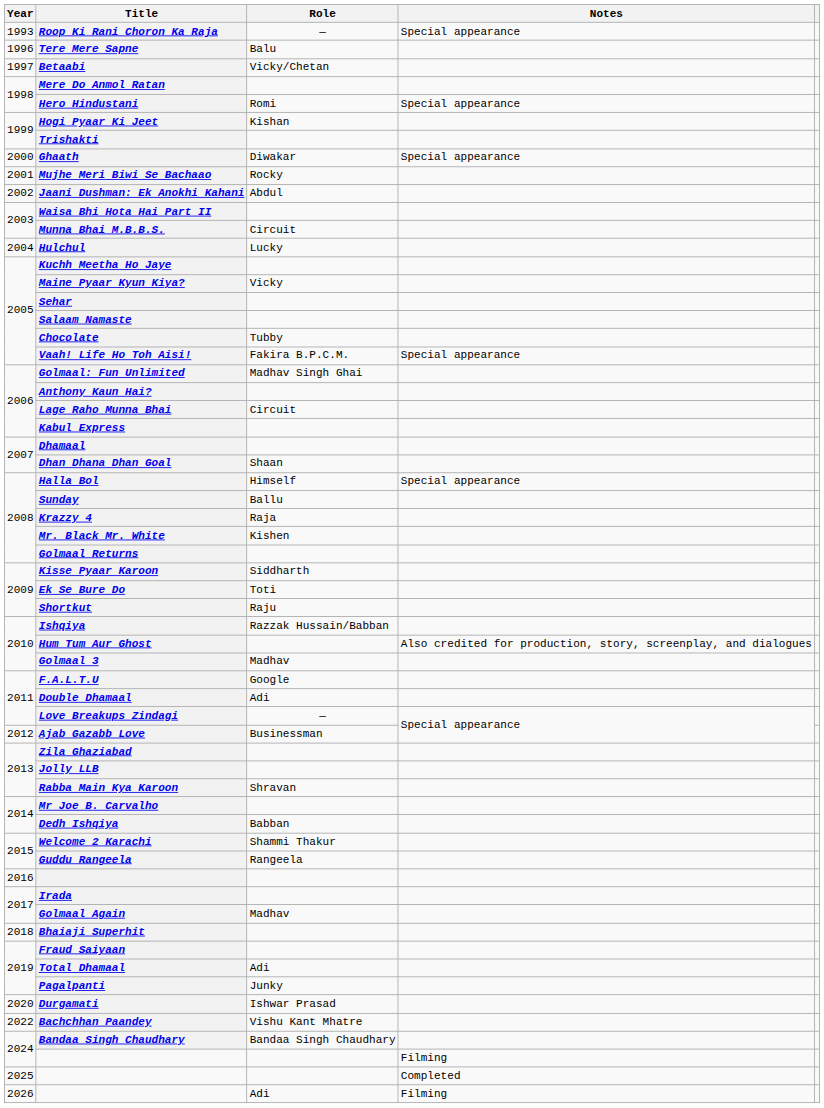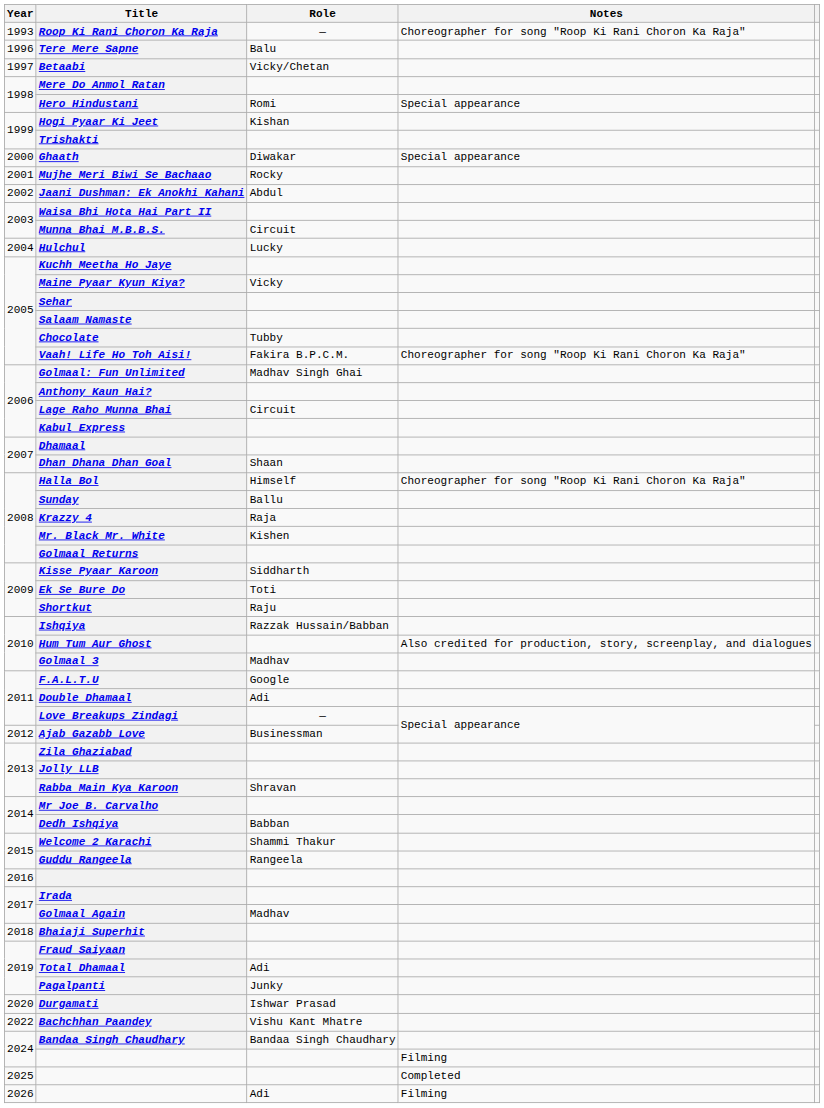(461, 31) Special appearance -> (573, 31) Choreographer for song "Roop Ki Rani Choron Ka Raja"
(461, 356) Special appearance -> (573, 356) Choreographer for song "Roop Ki Rani Choron Ka Raja"
(461, 482) Special appearance -> (573, 482) Choreographer for song "Roop Ki Rani Choron Ka Raja"
